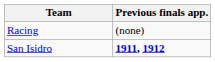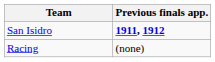rows swapped: (23, 30) <-> (29, 48)
